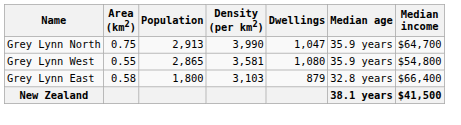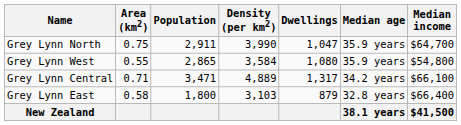(188, 44) 2,913 -> (200, 44) 2,911
(248, 61) 3,581 -> (261, 61) 3,584
+ row: (60, 78)
